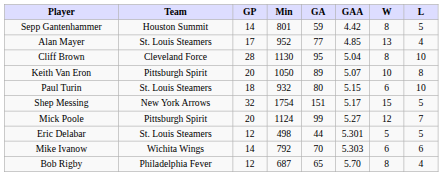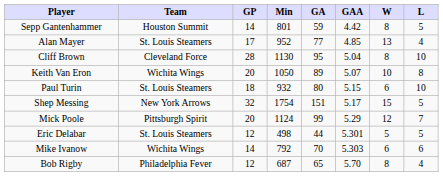(176, 73) Pittsburgh Spirit -> (176, 73) Wichita Wings
(352, 118) 5.27 -> (352, 118) 5.29
